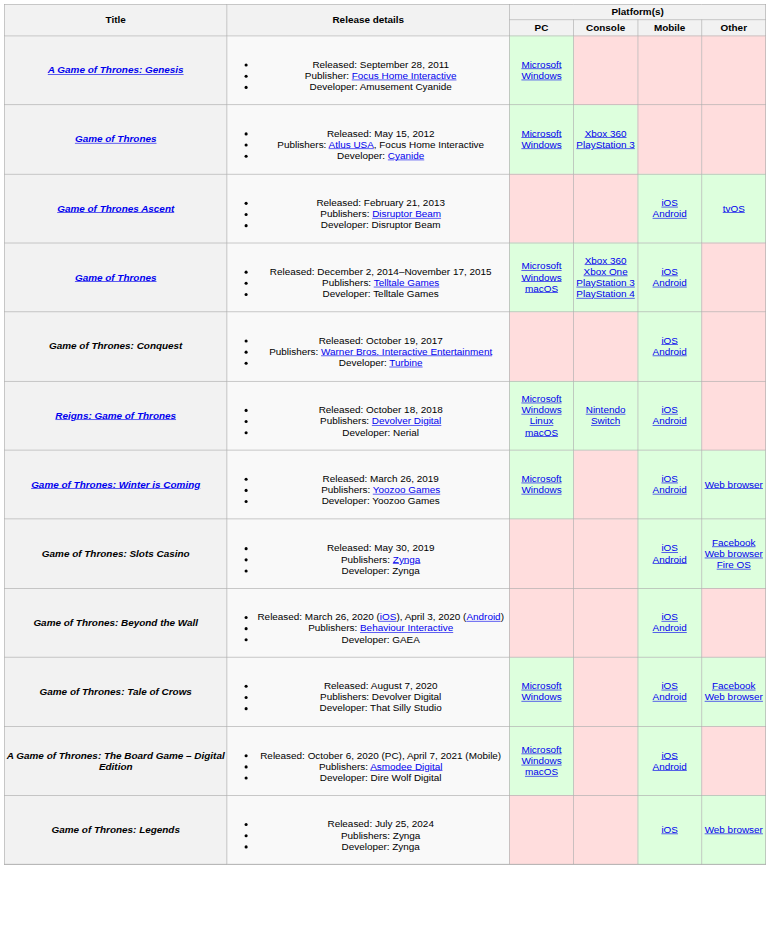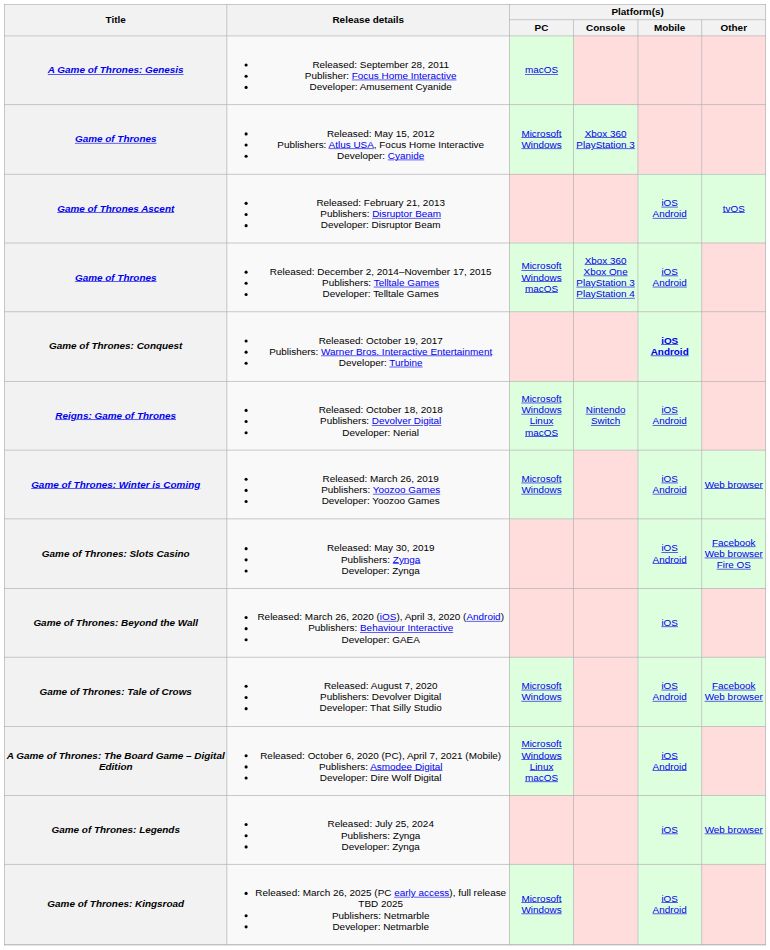(542, 70) Microsoft Windows -> (542, 70) macOS
(670, 346) normal -> (670, 346) bold
(670, 622) iOS Android -> (670, 622) iOS
(542, 761) Microsoft Windows macOS -> (542, 761) Microsoft Windows Linux macOS
+ row: (116, 904)
